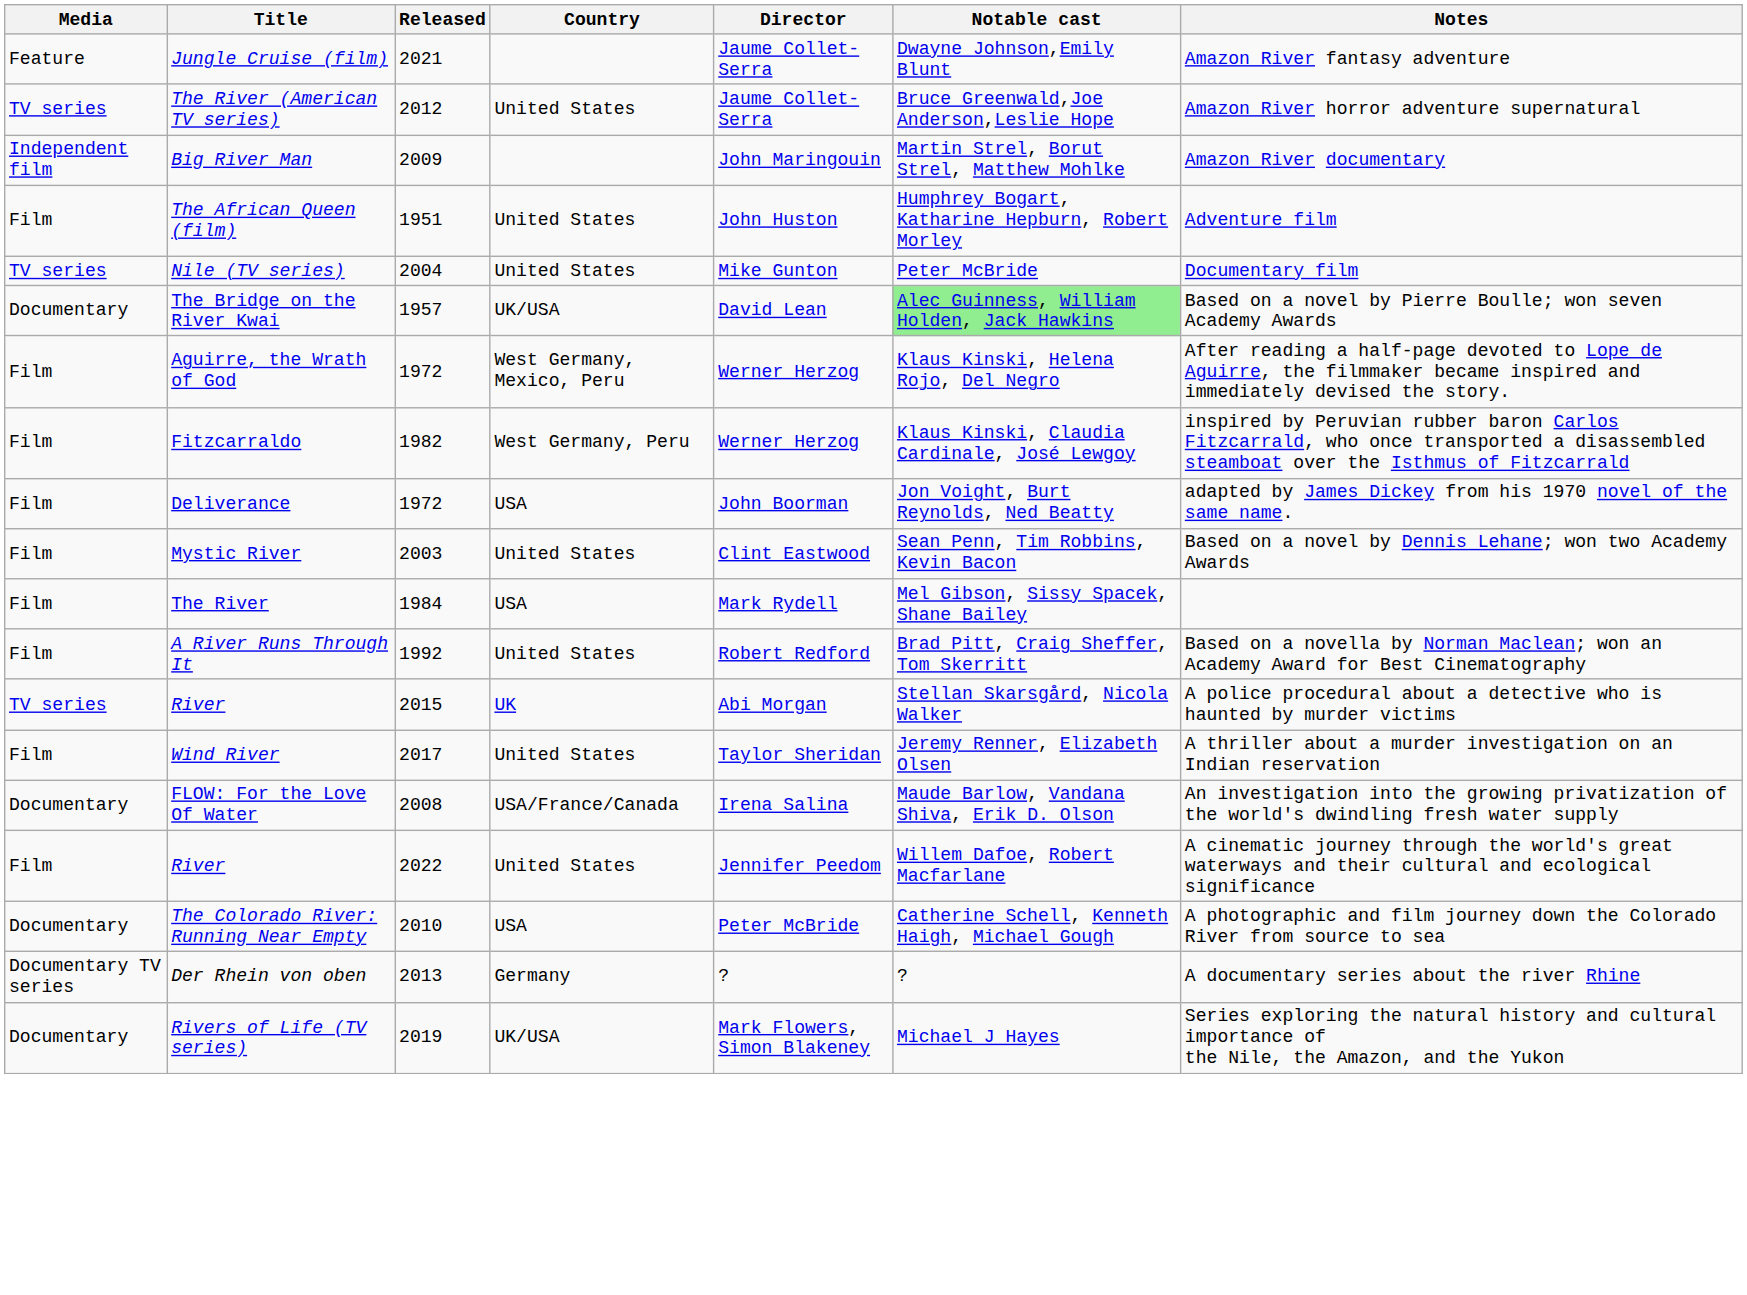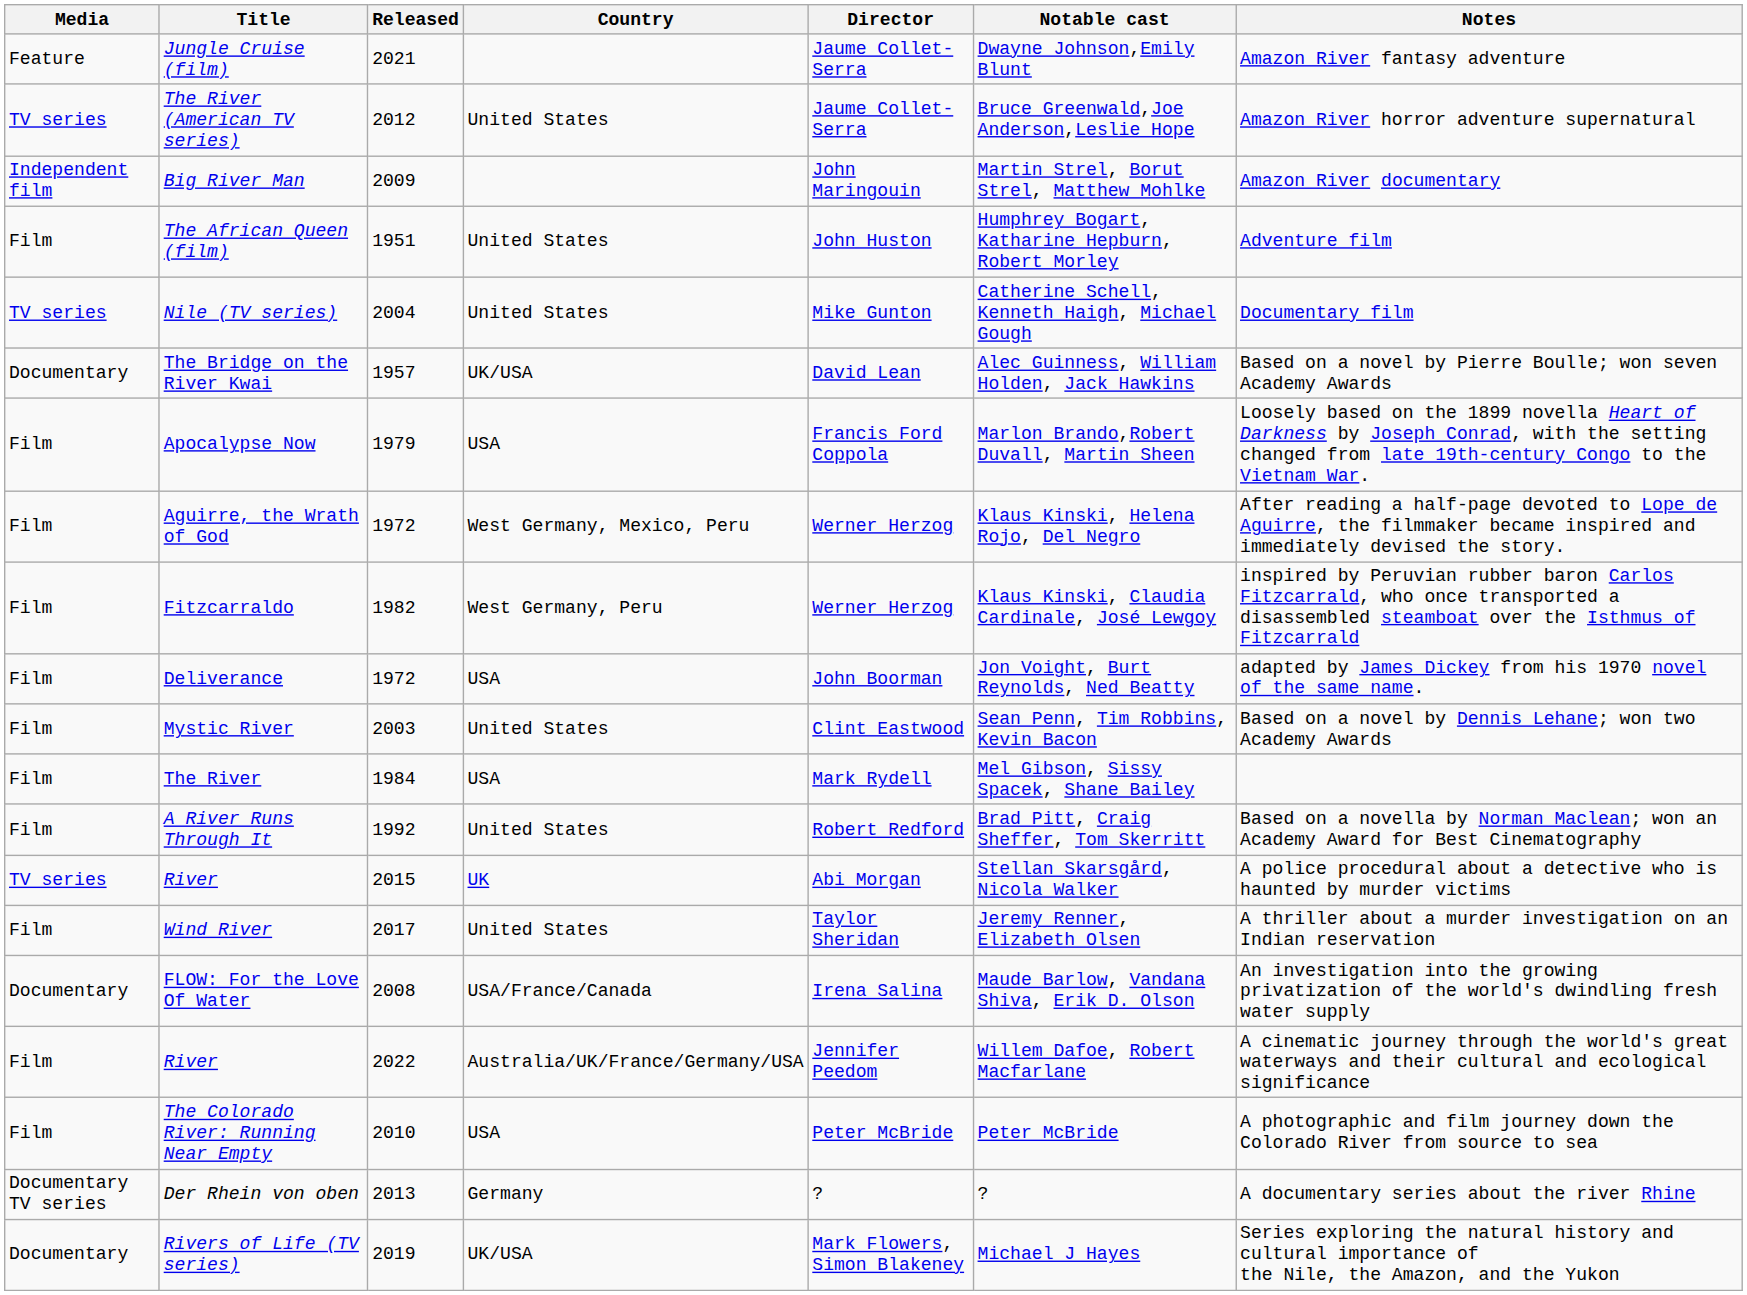(967, 271) Peter McBride -> (1097, 313) Catherine Schell, Kenneth Haigh, Michael Gough
(1016, 311) lightgreen background -> (1097, 373) no background
+ row: (240, 444)
(565, 866) United States -> (636, 1062) Australia/UK/France/Germany/USA
(69, 927) Documentary -> (31, 1133) Film
(1033, 927) Catherine Schell, Kenneth Haigh, Michael Gough -> (1048, 1133) Peter McBride
